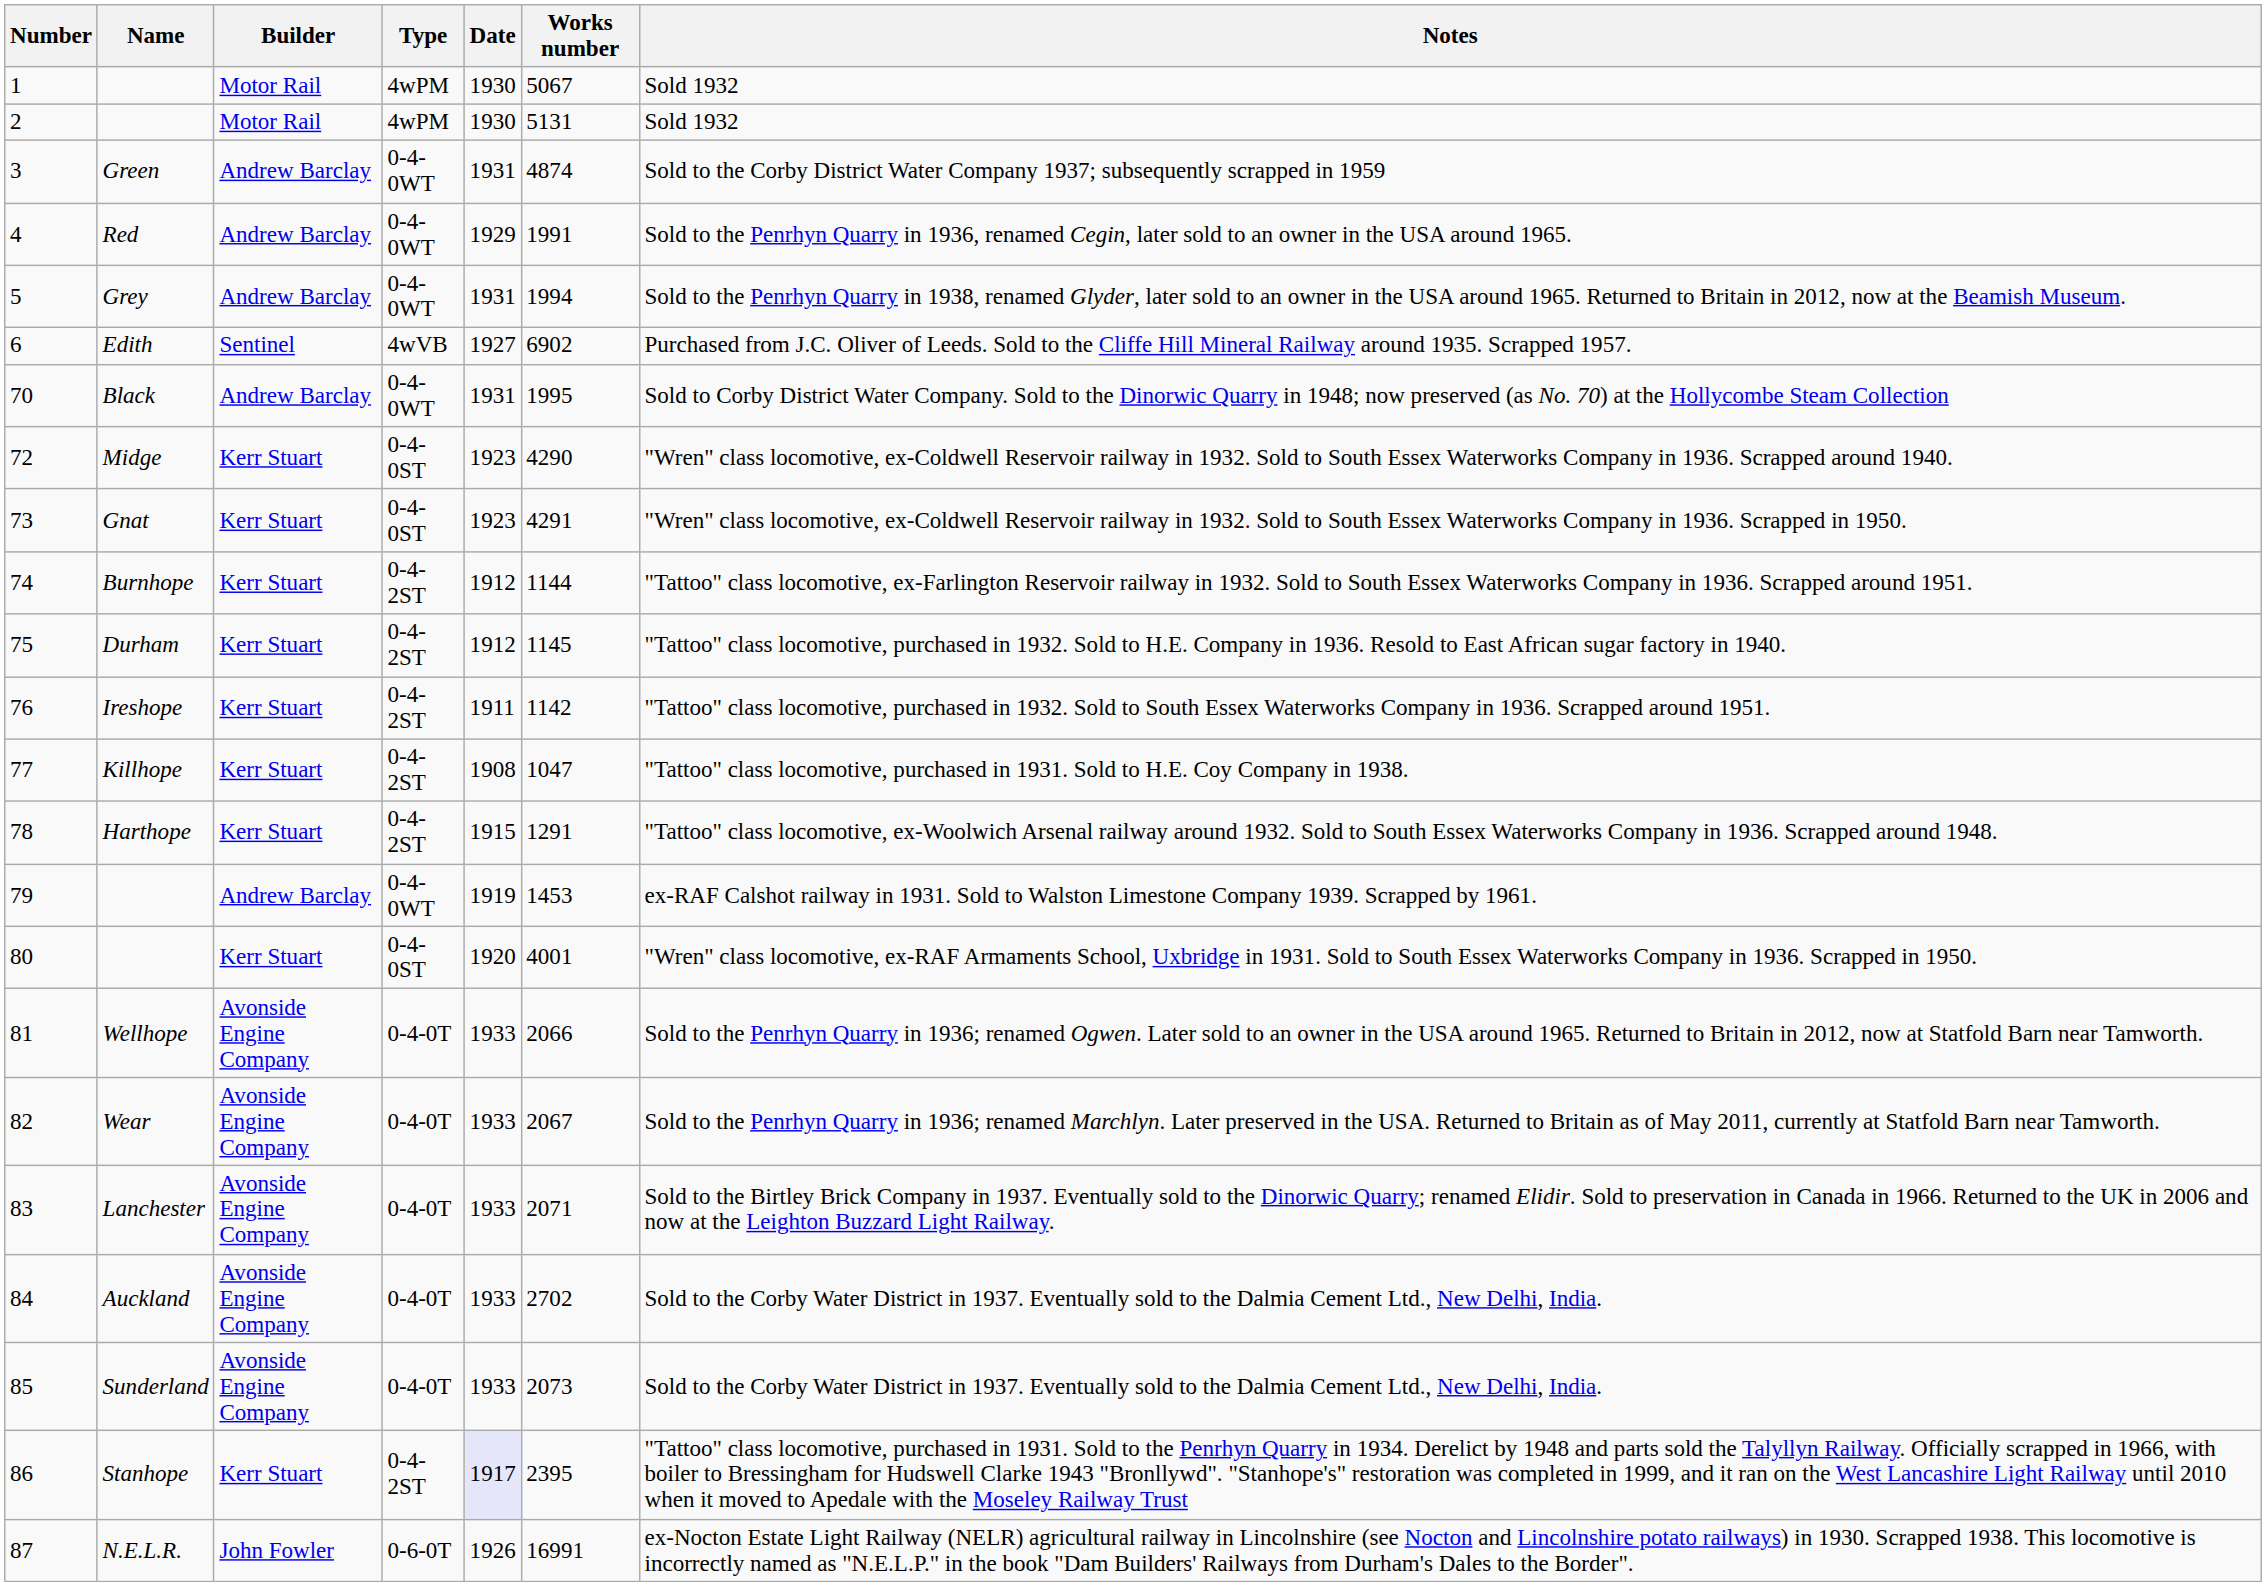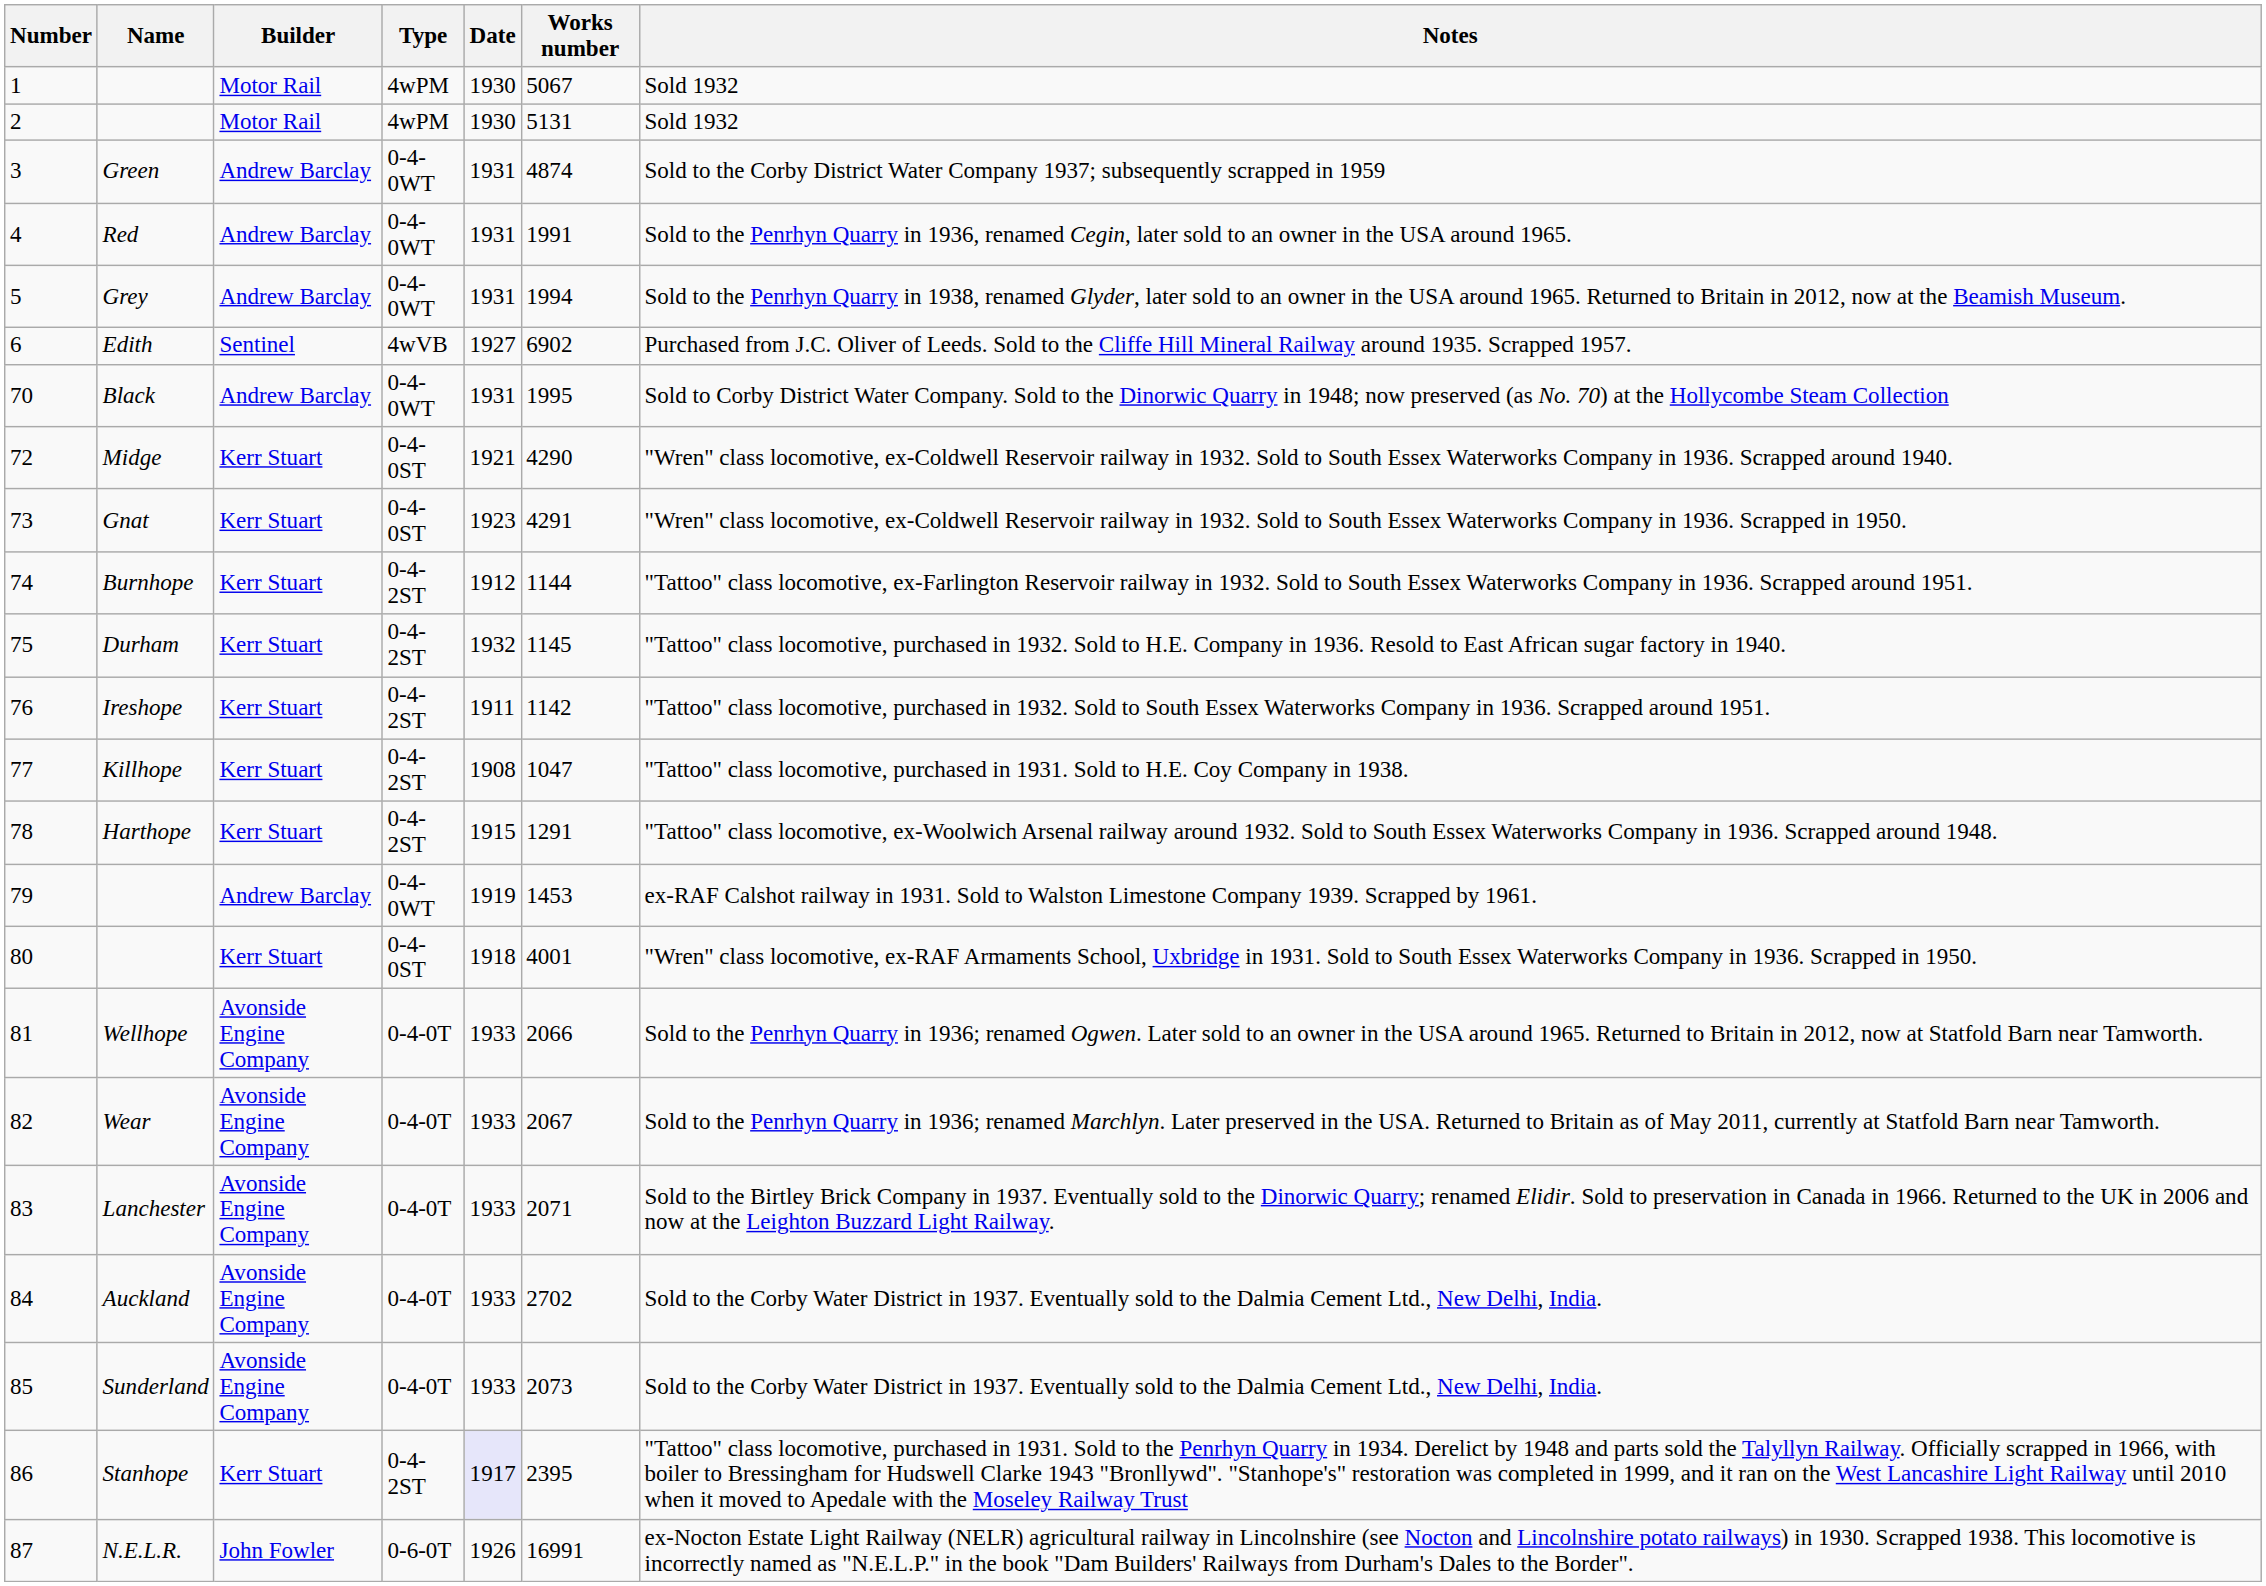(493, 233) 1929 -> (493, 233) 1931
(493, 457) 1923 -> (493, 457) 1921
(493, 645) 1912 -> (493, 645) 1932
(493, 957) 1920 -> (493, 957) 1918
